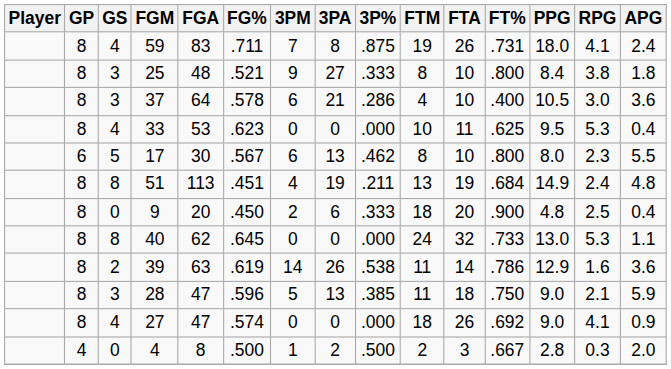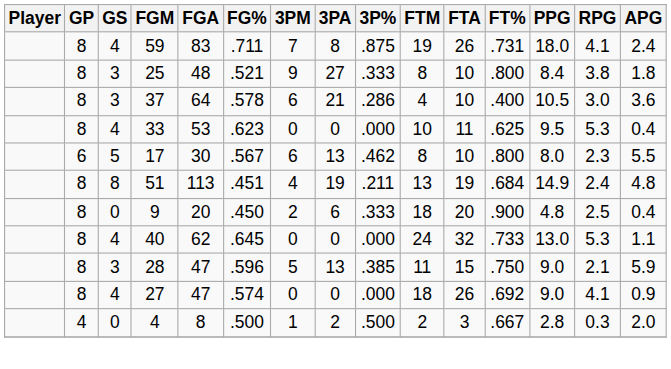(115, 239) 8 -> (115, 239) 4
- row: (155, 267)
(465, 294) 18 -> (465, 267) 15
